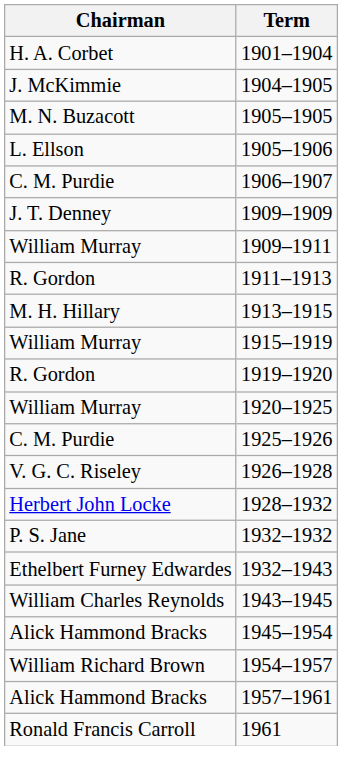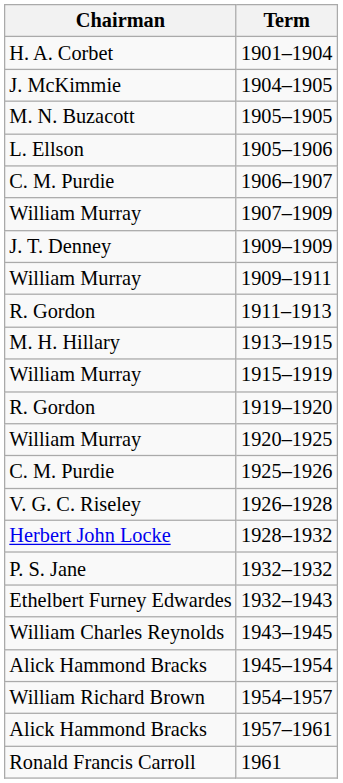+ row: (287, 213)
